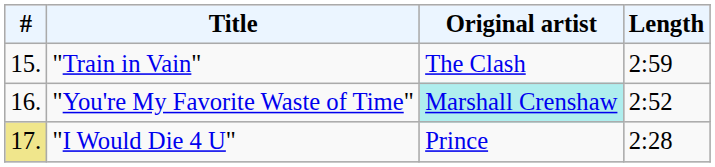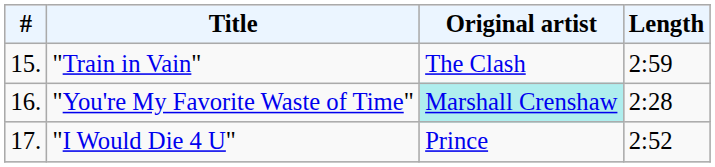(651, 102) 2:52 -> (651, 102) 2:28
(26, 141) khaki background -> (26, 141) no background
(651, 141) 2:28 -> (651, 141) 2:52
